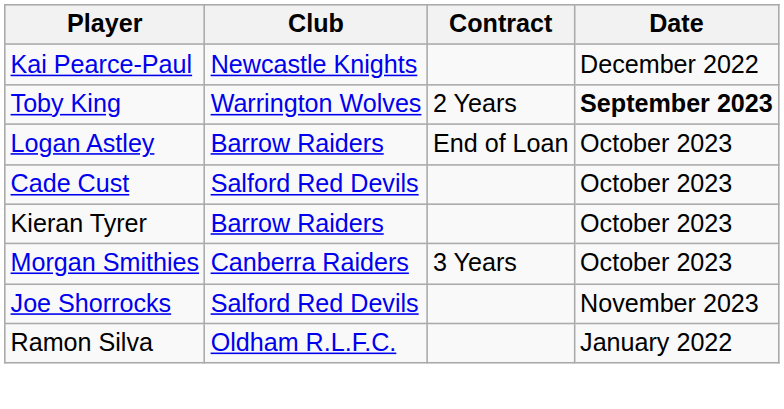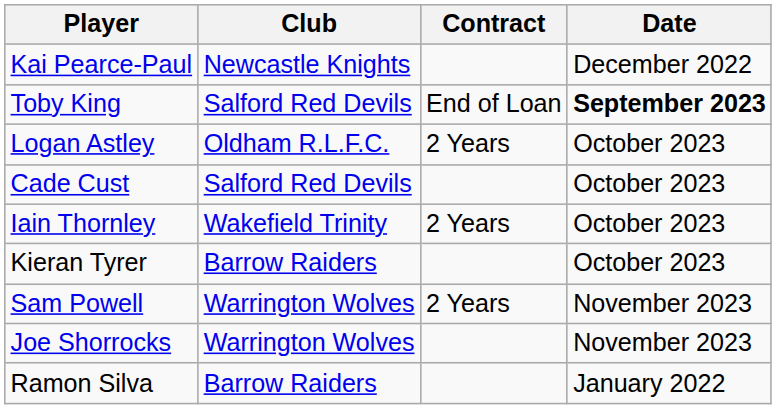(316, 104) Warrington Wolves -> (308, 104) Salford Red Devils
(475, 104) 2 Years -> (494, 104) End of Loan
(297, 143) Barrow Raiders -> (297, 143) Oldham R.L.F.C.
(501, 143) End of Loan -> (468, 143) 2 Years
+ row: (83, 223)
- row: (105, 263)
+ row: (77, 303)
(315, 303) Salford Red Devils -> (309, 343) Warrington Wolves
(303, 343) Oldham R.L.F.C. -> (290, 382) Barrow Raiders
